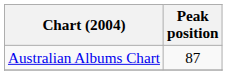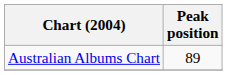(193, 57) 87 -> (193, 57) 89
